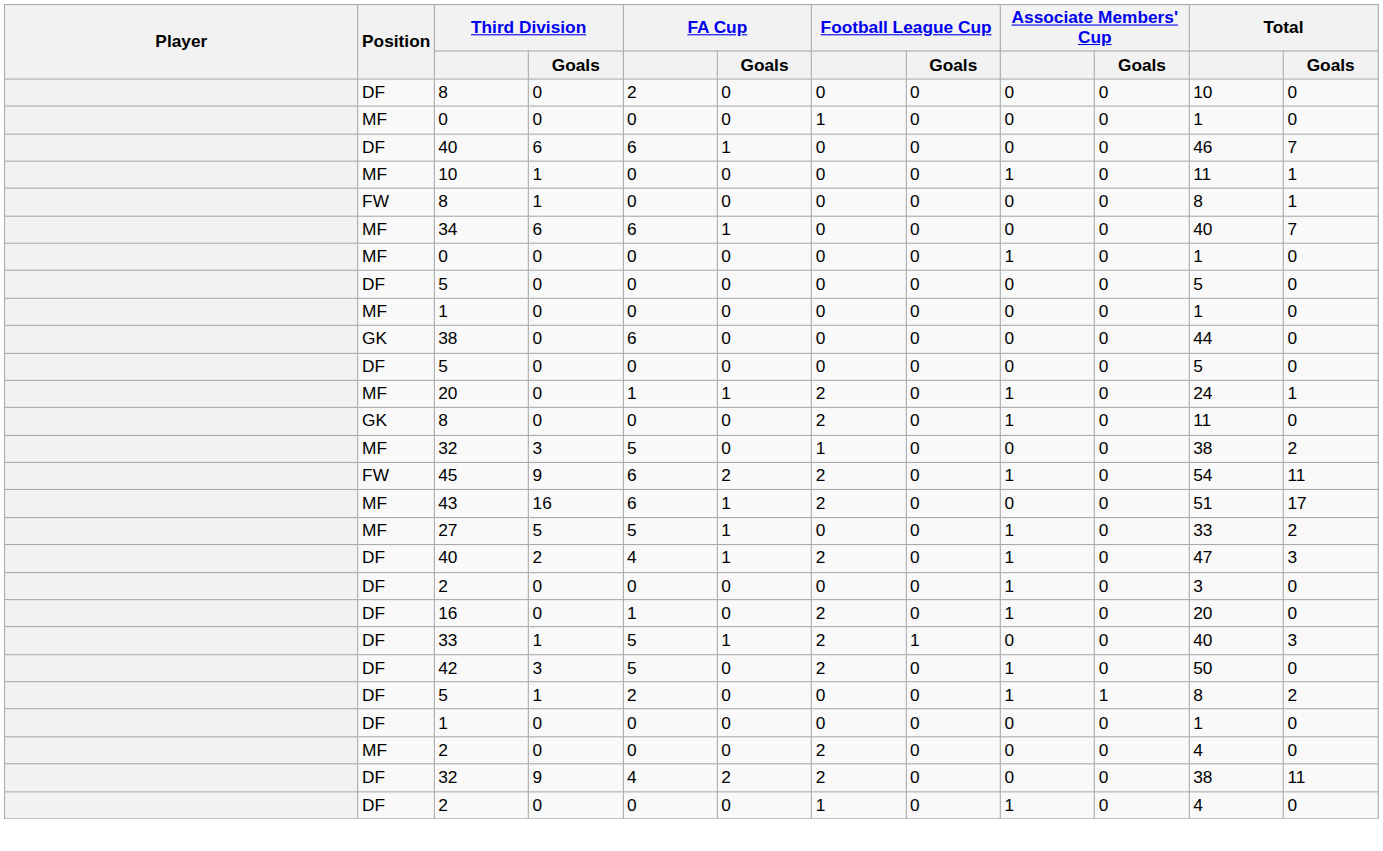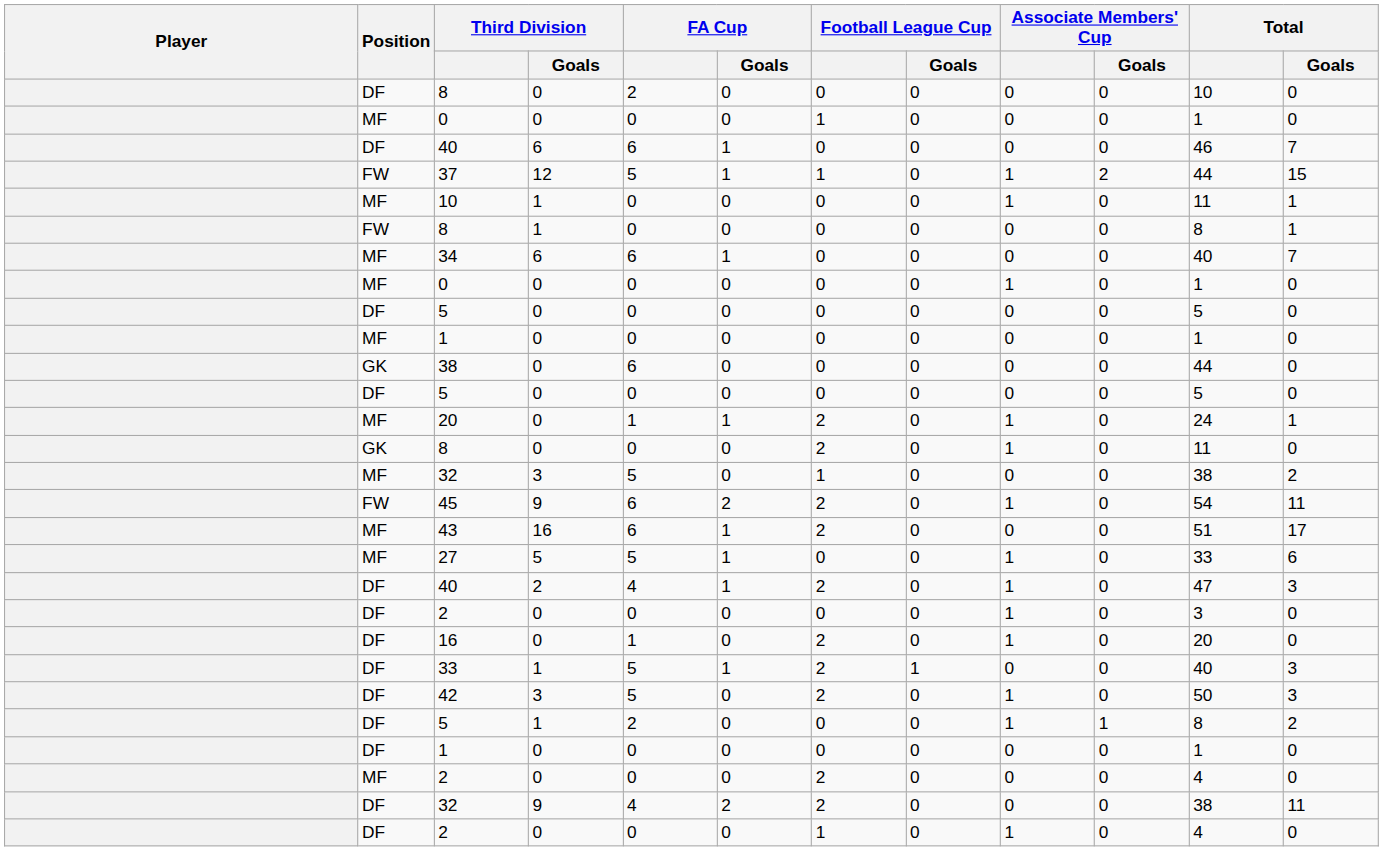+ row: (376, 174)
(1292, 530) 2 -> (1292, 558) 6
(1292, 667) 0 -> (1292, 695) 3
